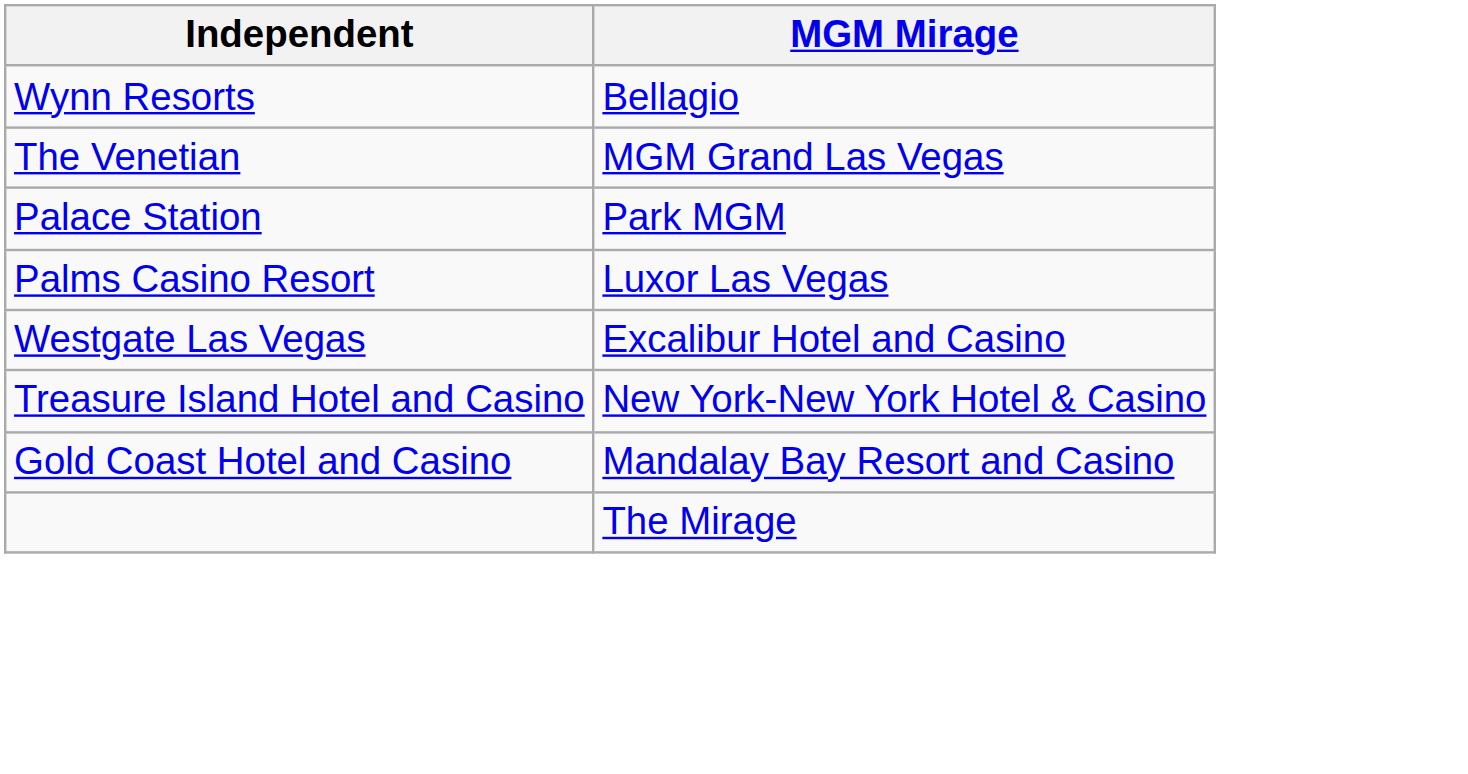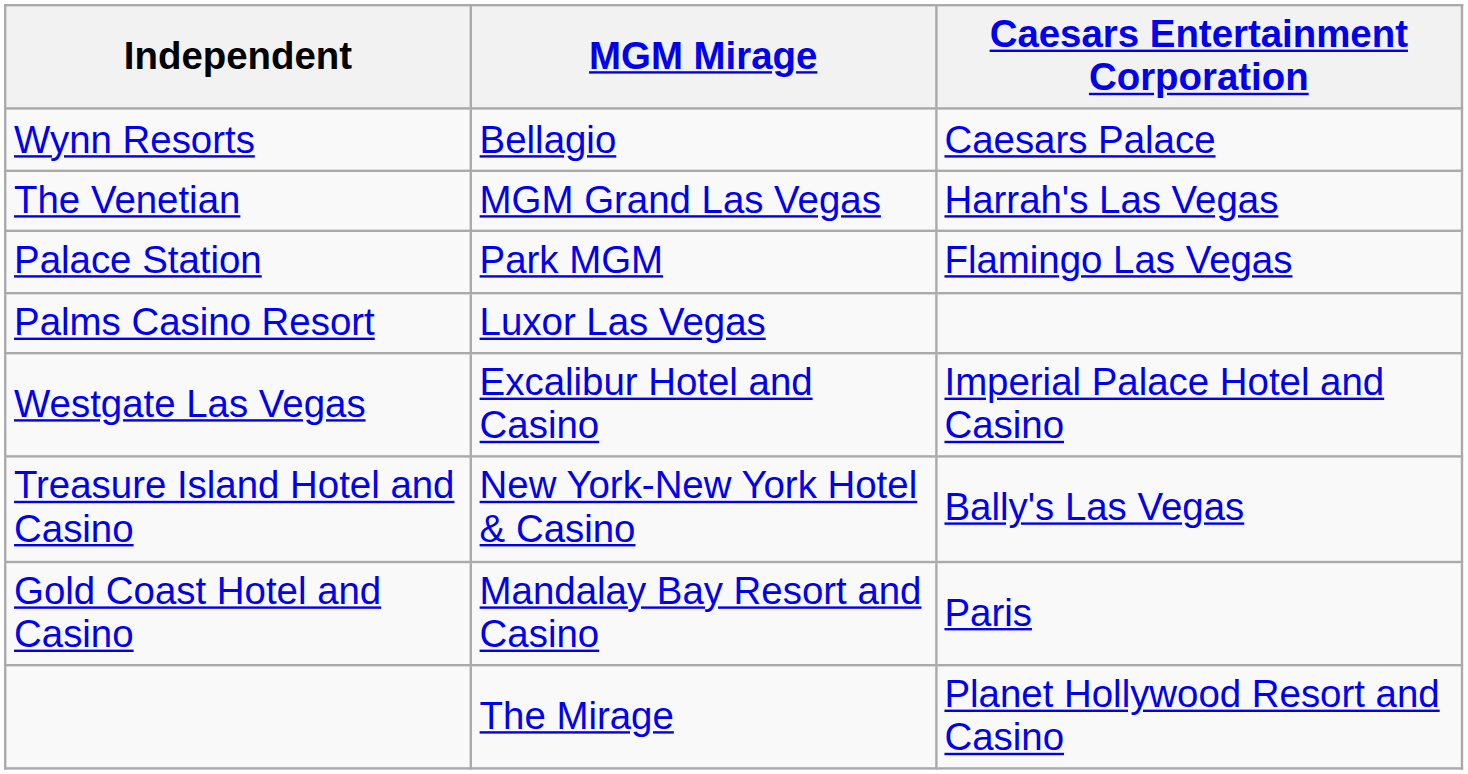+ column: (1199, 56)
